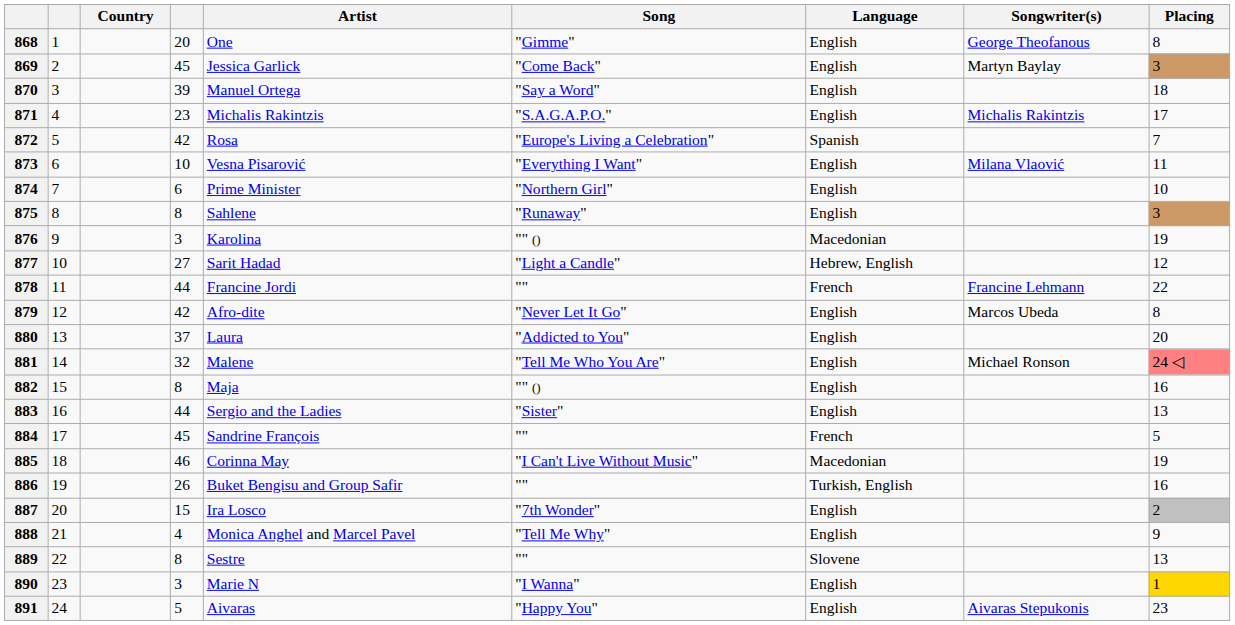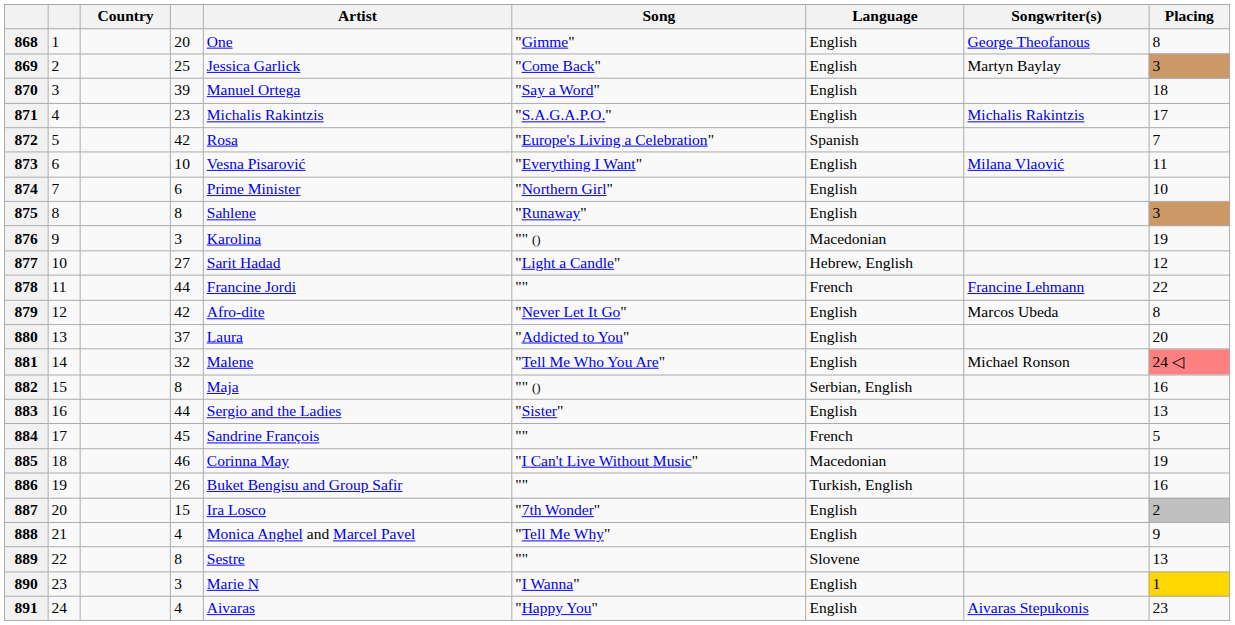(182, 66) 45 -> (182, 66) 25
(833, 386) English -> (861, 386) Serbian, English
(178, 608) 5 -> (178, 608) 4
